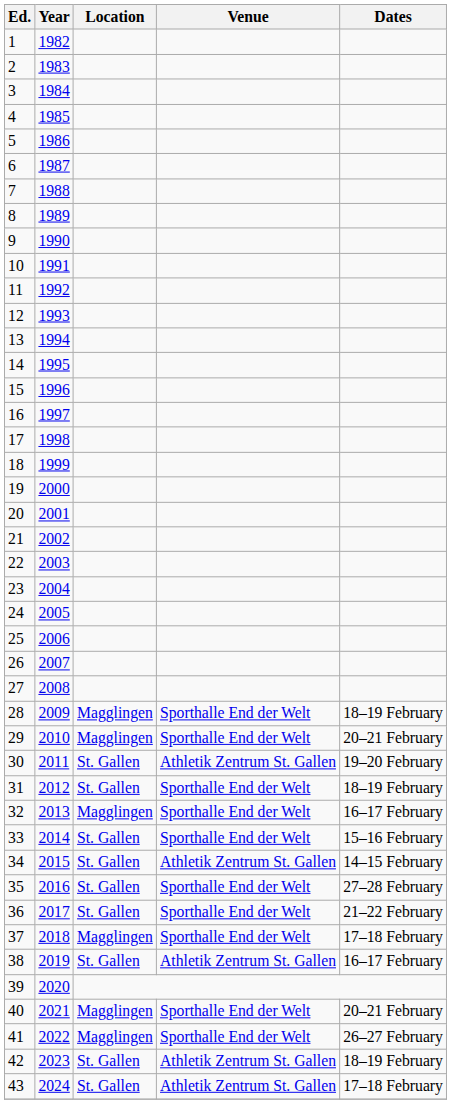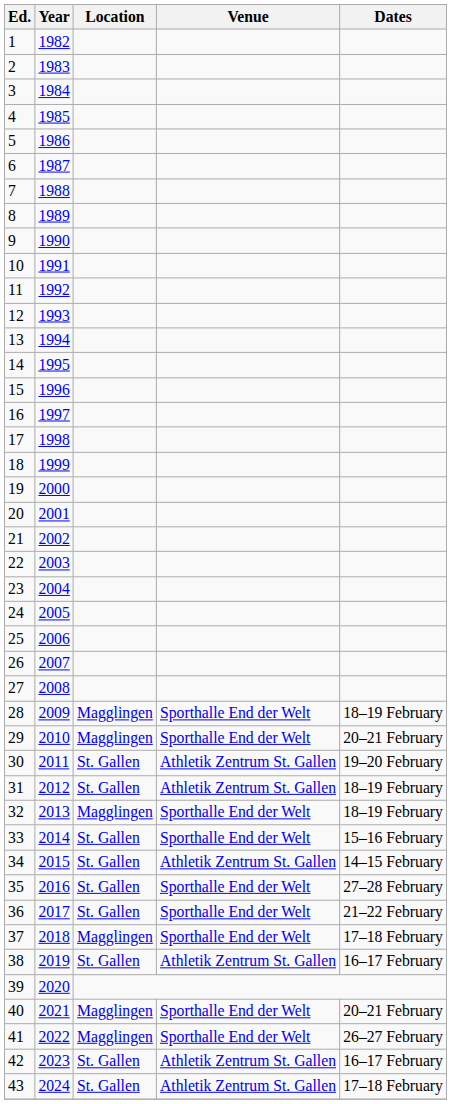(235, 787) Sporthalle End der Welt -> (248, 787) Athletik Zentrum St. Gallen
(393, 812) 16–17 February -> (393, 812) 18–19 February
(393, 1061) 18–19 February -> (393, 1061) 16–17 February
